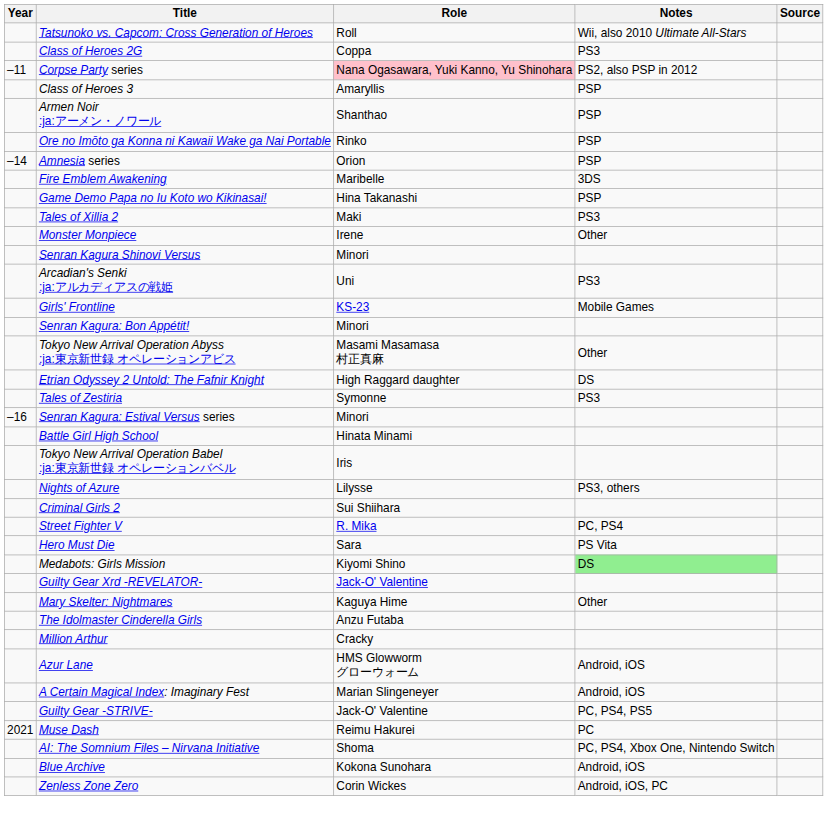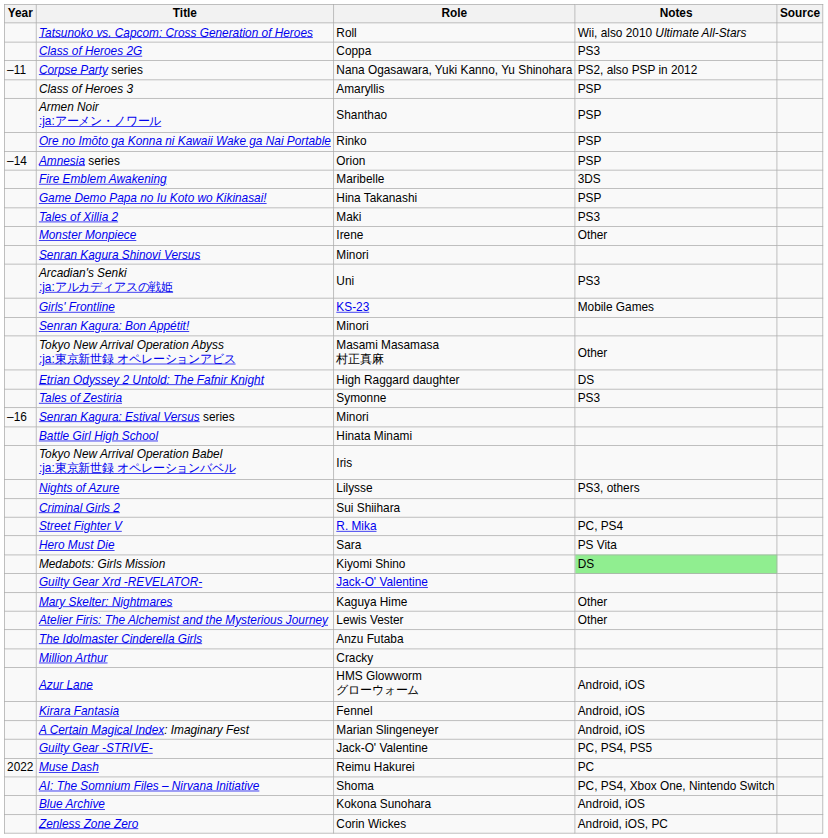(454, 70) pink background -> (454, 70) no background
+ row: (183, 620)
+ row: (79, 711)
(20, 730) 2021 -> (20, 767) 2022
